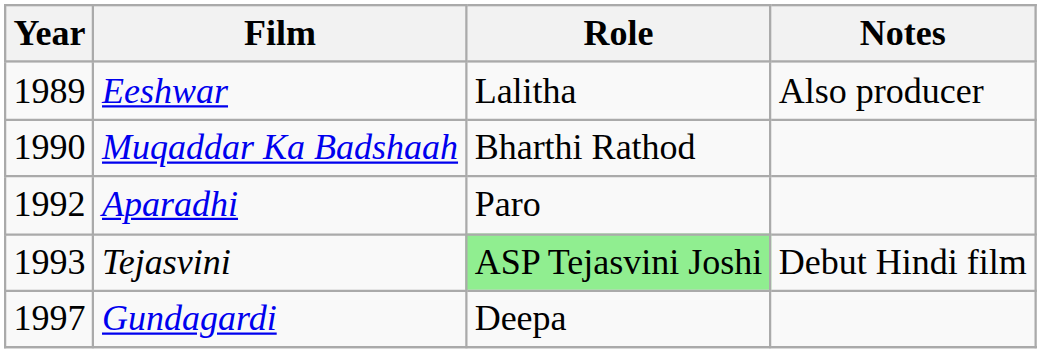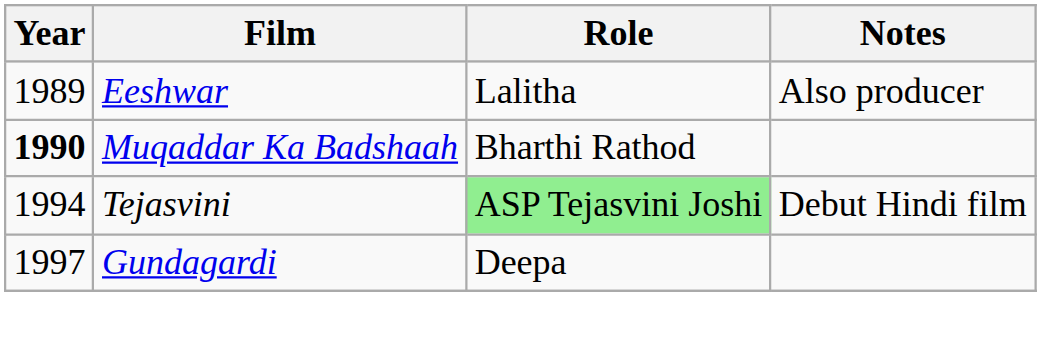(49, 147) normal -> (49, 147) bold
- row: (170, 204)
(49, 261) 1993 -> (49, 204) 1994
